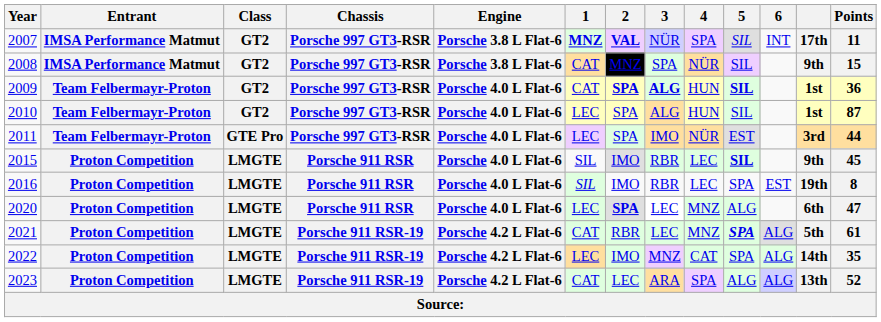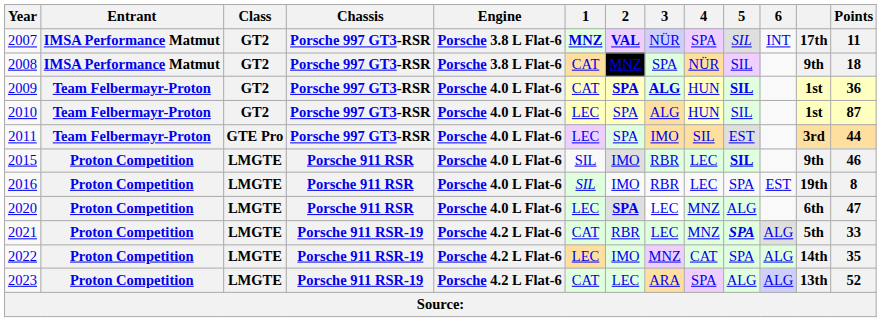(854, 64) 15 -> (854, 64) 18
(704, 136) NÜR -> (704, 136) SIL
(854, 160) 45 -> (854, 160) 46
(854, 232) 61 -> (854, 232) 33
